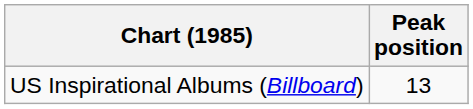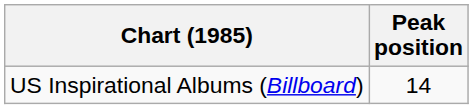(419, 84) 13 -> (419, 84) 14
